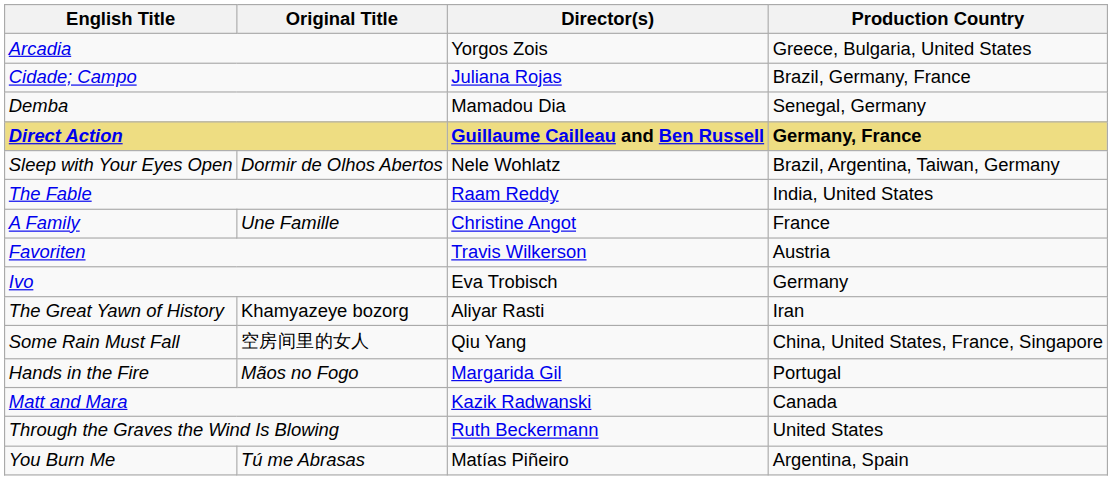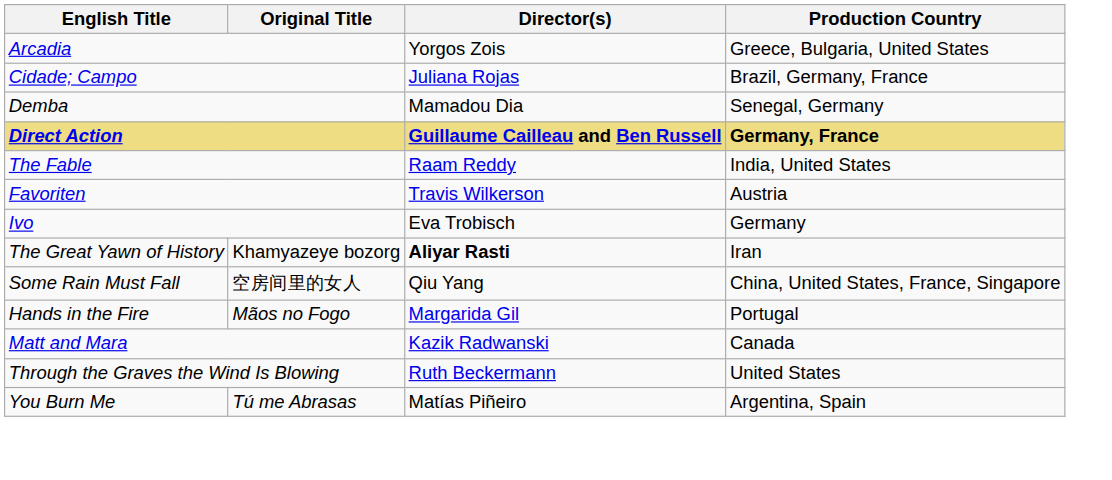- row: (121, 164)
- row: (44, 223)
(498, 310) normal -> (459, 252) bold
